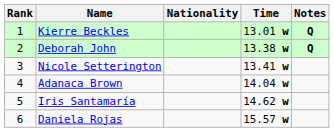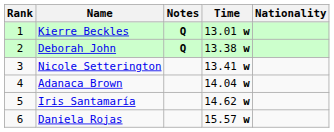columns swapped: (202, 13) <-> (310, 13)
